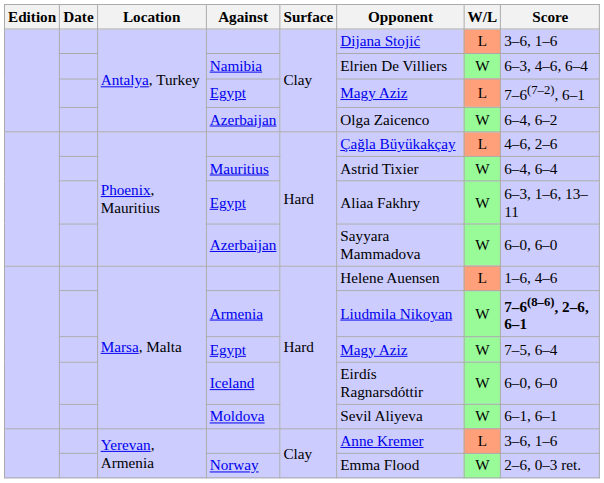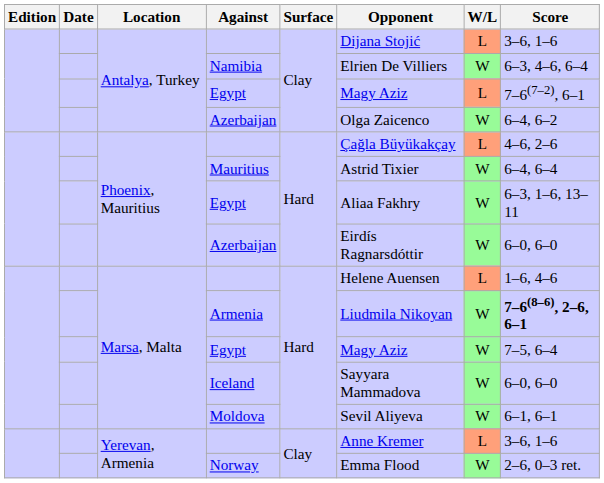(380, 244) Sayyara Mammadova -> (382, 244) Eirdís Ragnarsdóttir
(382, 382) Eirdís Ragnarsdóttir -> (380, 382) Sayyara Mammadova
